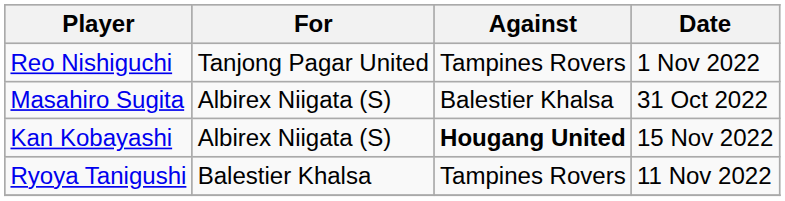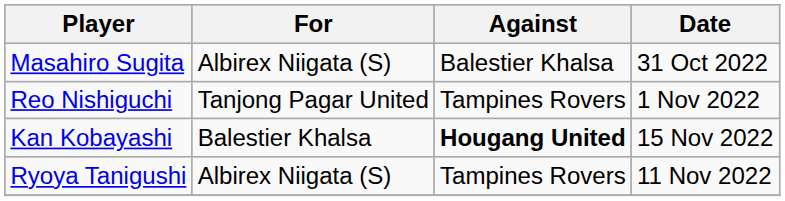rows swapped: (97, 100) <-> (91, 62)
(295, 138) Albirex Niigata (S) -> (285, 138) Balestier Khalsa
(285, 176) Balestier Khalsa -> (295, 176) Albirex Niigata (S)
